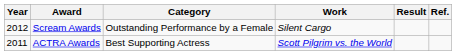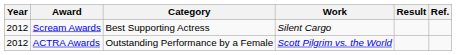(189, 27) Outstanding Performance by a Female -> (158, 27) Best Supporting Actress
(17, 43) 2011 -> (17, 43) 2012
(158, 43) Best Supporting Actress -> (189, 43) Outstanding Performance by a Female
